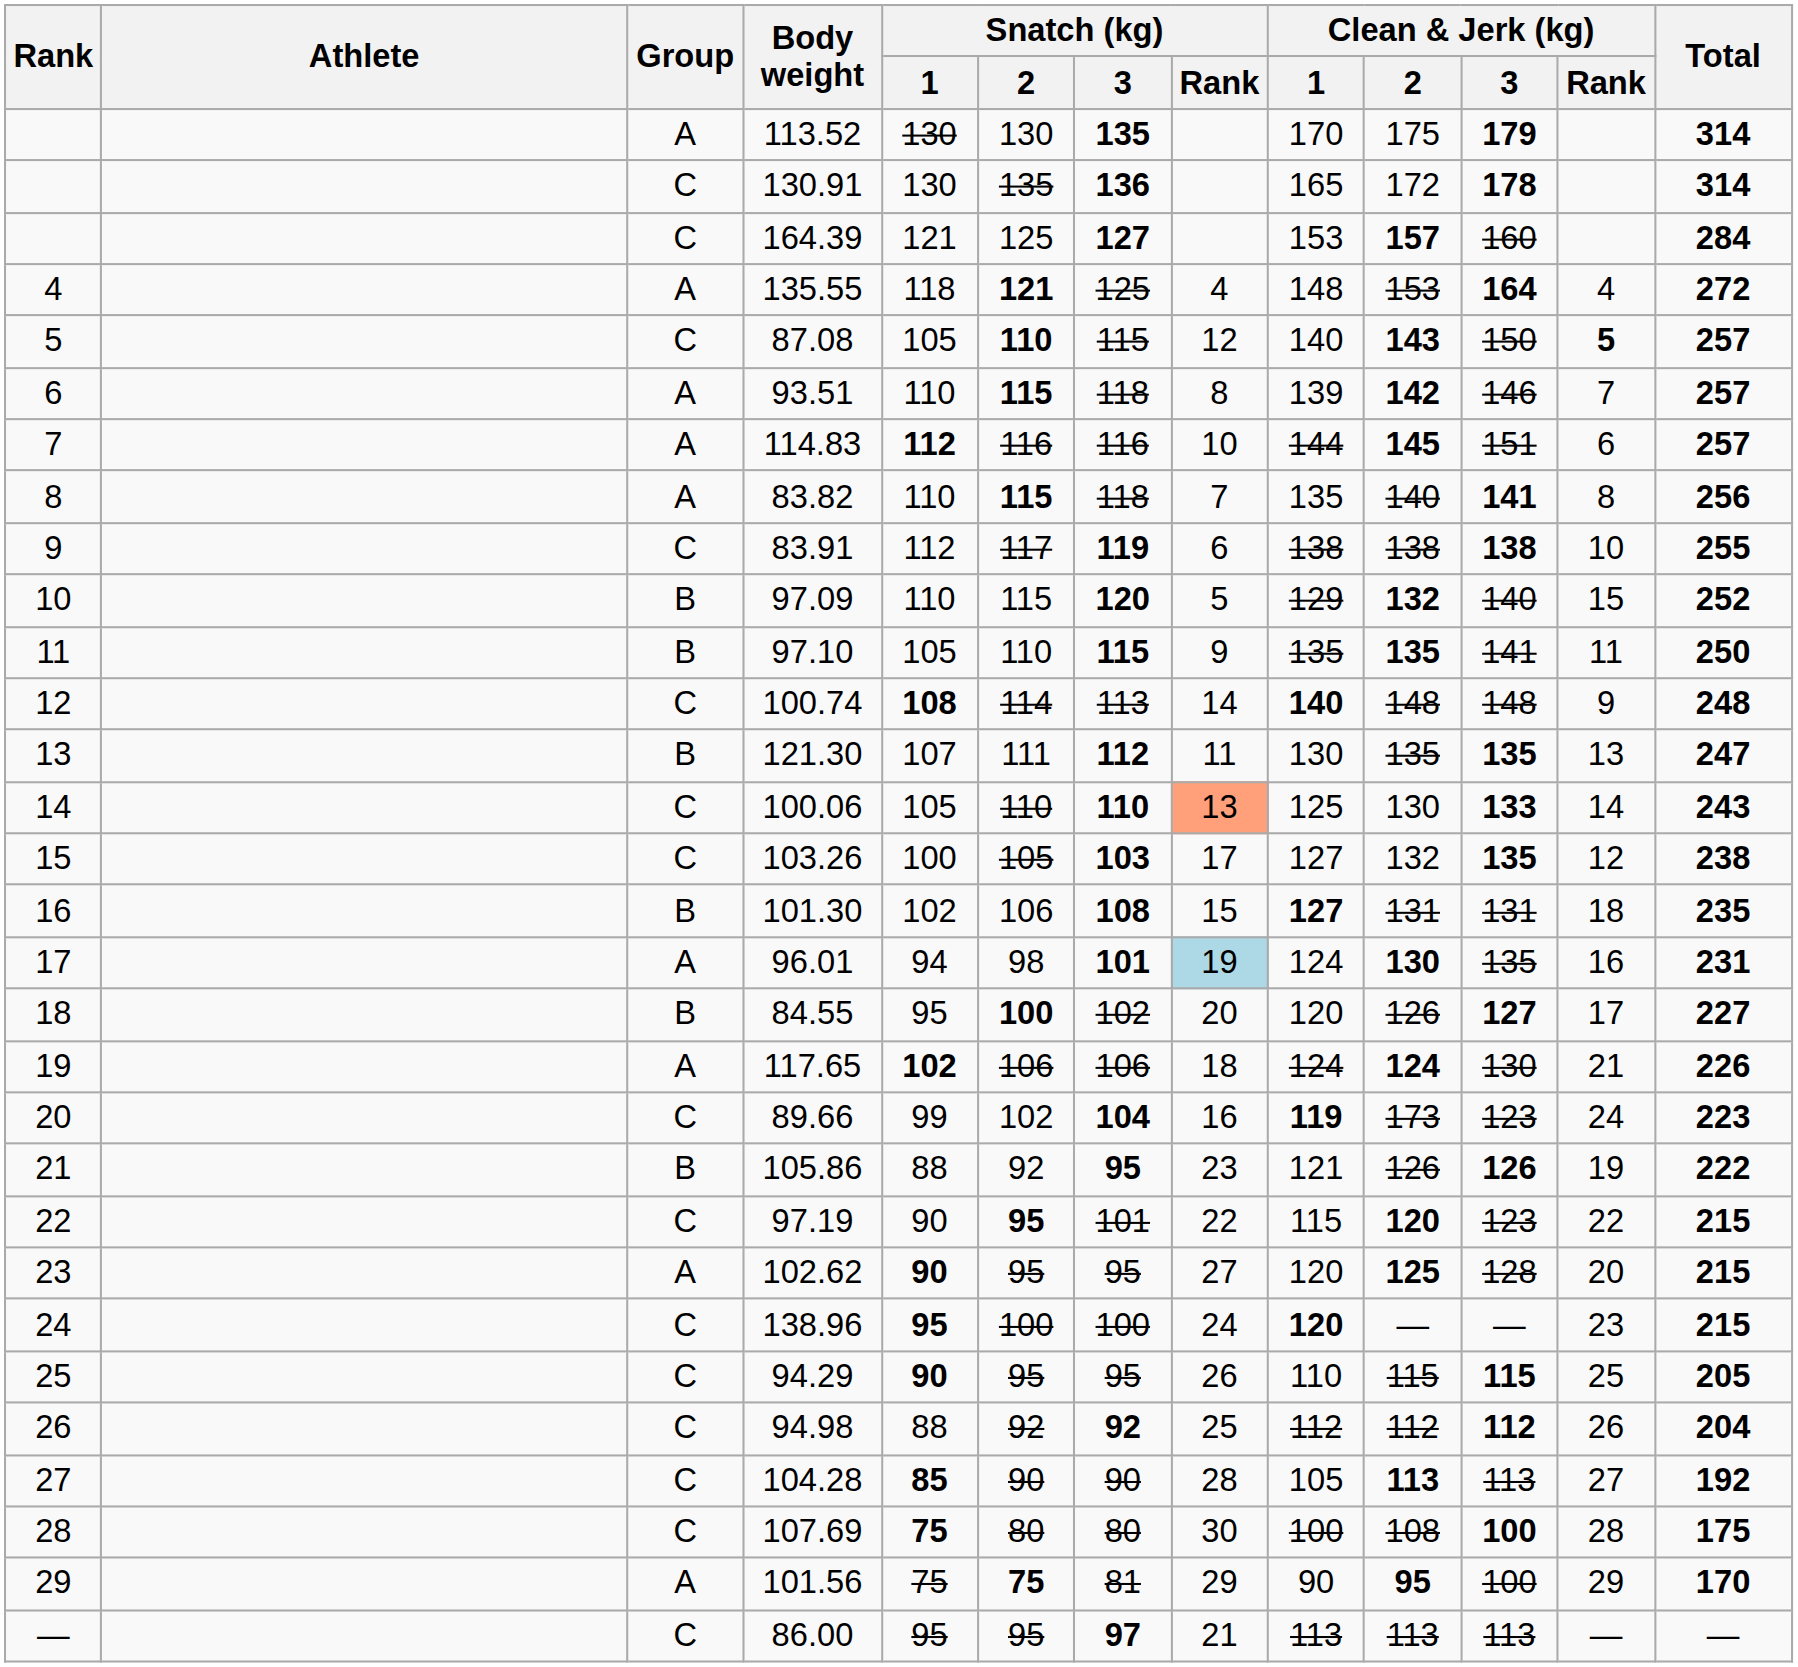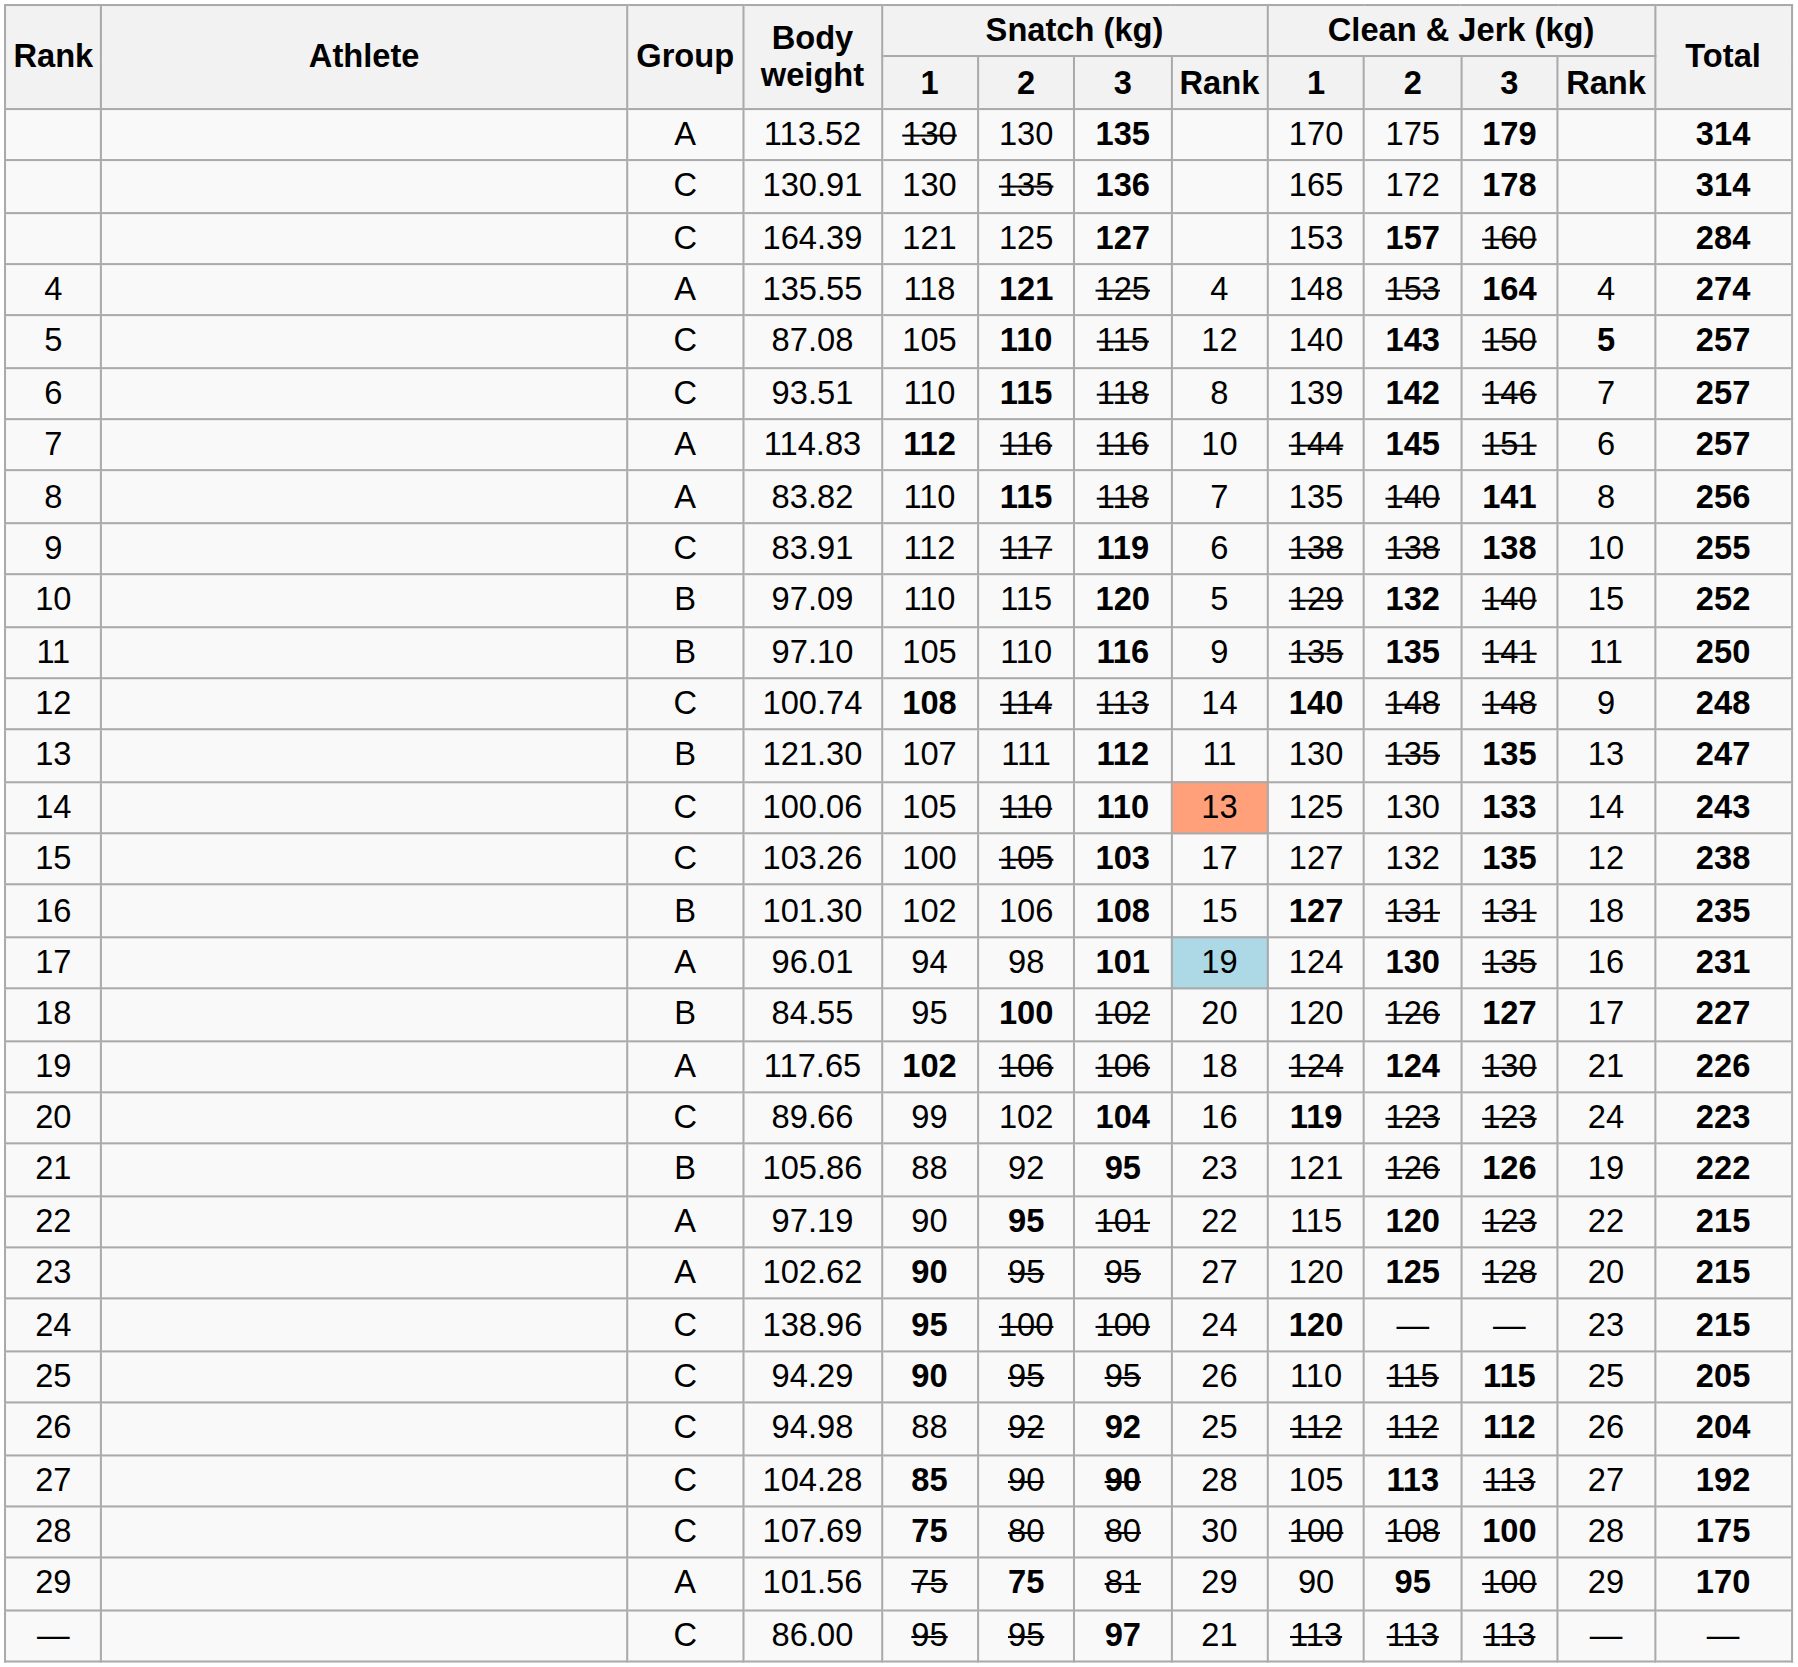(1723, 289) 272 -> (1723, 289) 274
(685, 392) A -> (685, 392) C
(1123, 651) 115 -> (1123, 651) 116
(1413, 1117) 173 -> (1413, 1117) 123
(685, 1220) C -> (685, 1220) A
(1123, 1479) normal -> (1123, 1479) bold
